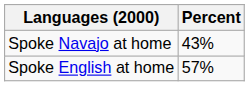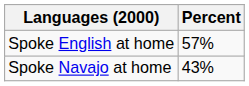rows swapped: (91, 69) <-> (90, 43)
